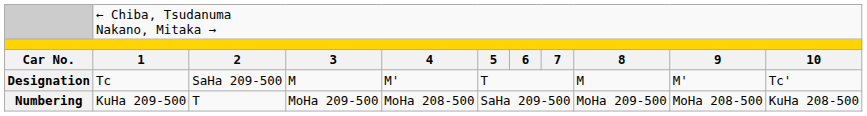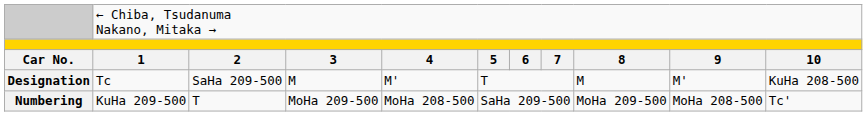(780, 80) Tc' -> (814, 80) KuHa 208-500
(814, 101) KuHa 208-500 -> (780, 101) Tc'
